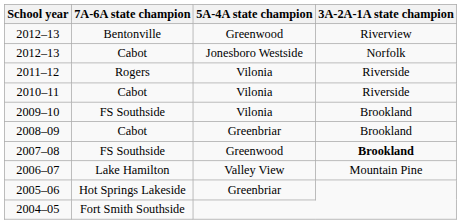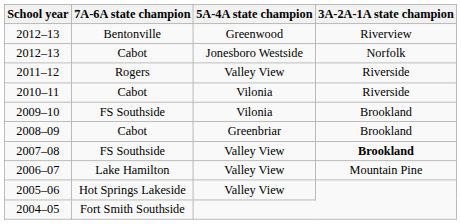(254, 72) Vilonia -> (254, 72) Valley View
(254, 151) Greenwood -> (254, 151) Valley View
(254, 190) Greenbriar -> (254, 190) Valley View
